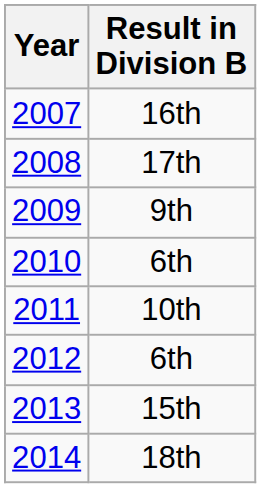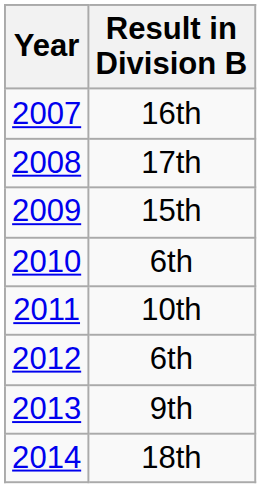(171, 211) 9th -> (171, 211) 15th
(171, 408) 15th -> (171, 408) 9th
